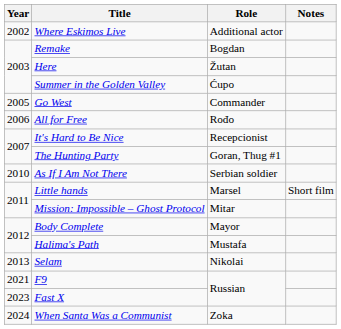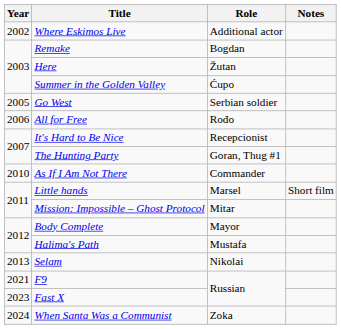(237, 102) Commander -> (243, 102) Serbian soldier
(243, 173) Serbian soldier -> (237, 173) Commander
